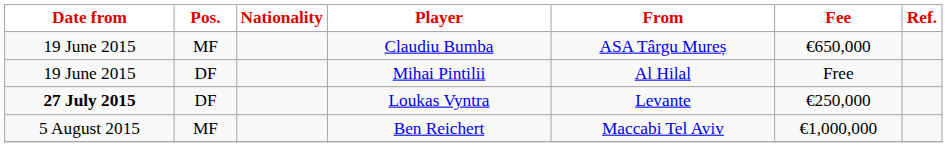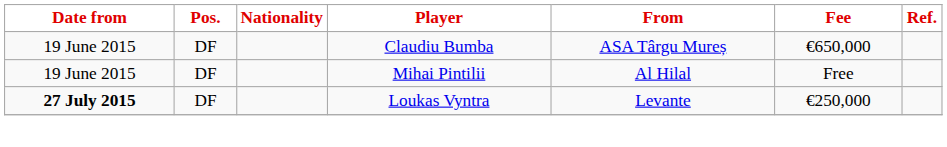(205, 45) MF -> (205, 45) DF
- row: (439, 127)
